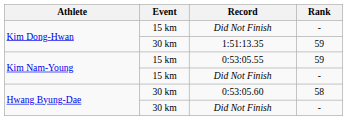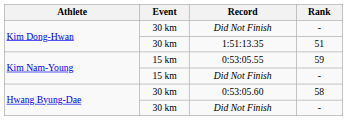(165, 28) 15 km -> (165, 28) 30 km
(319, 44) 59 -> (319, 44) 51
